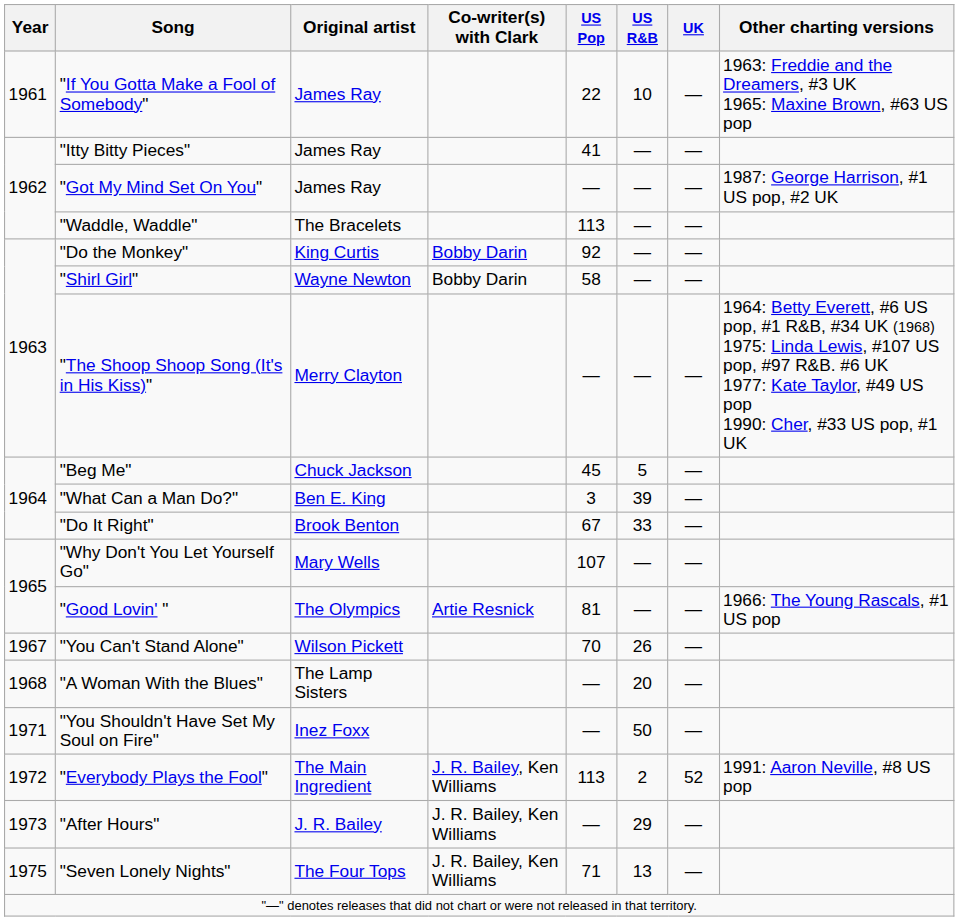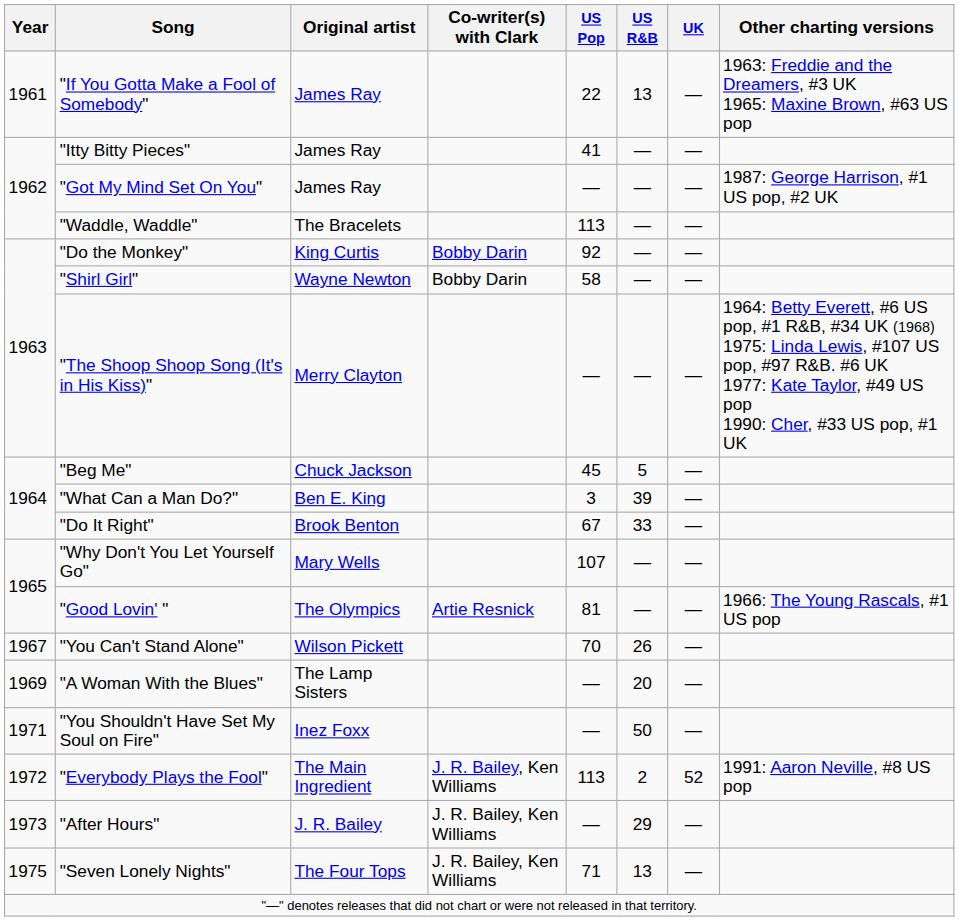(642, 94) 10 -> (642, 94) 13
(28, 683) 1968 -> (28, 683) 1969
